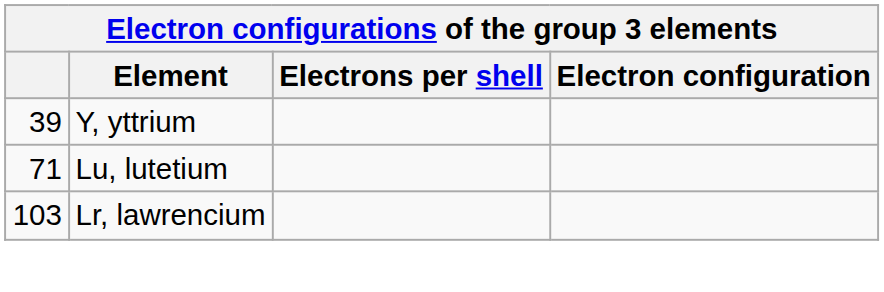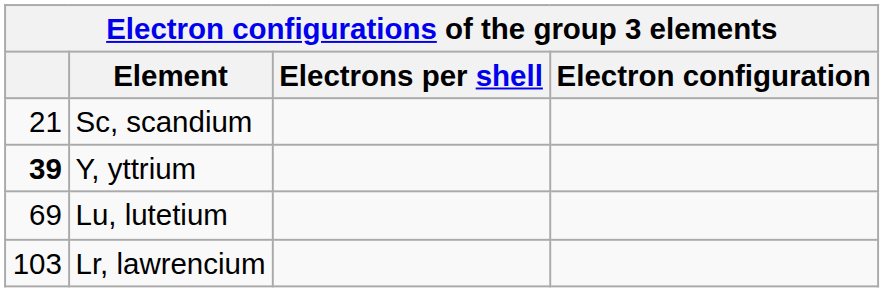+ row: (164, 122)
(45, 122) normal -> (45, 169) bold
(45, 169) 71 -> (45, 215) 69
